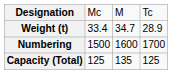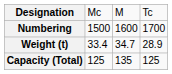rows swapped: (45, 45) <-> (45, 28)
